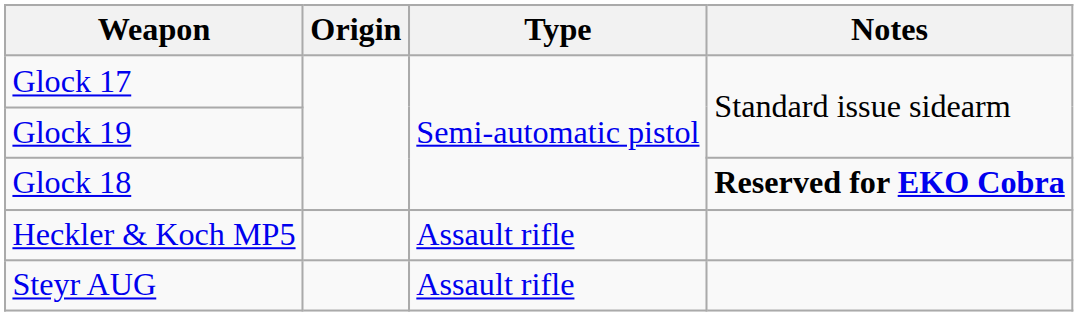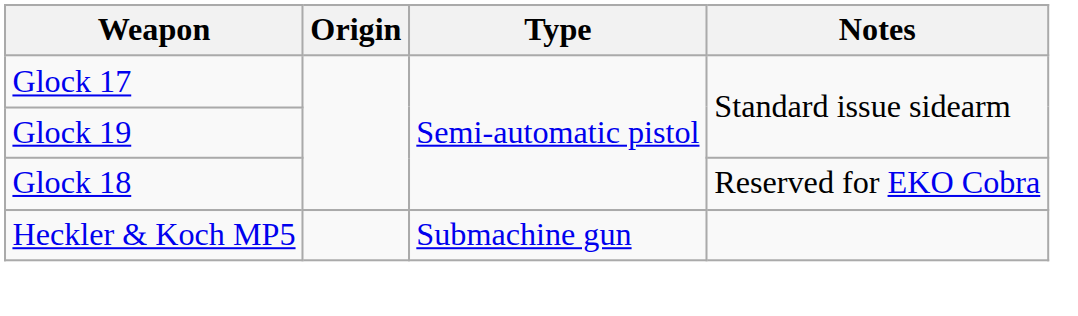(890, 183) bold -> (877, 183) normal
(495, 234) Assault rifle -> (524, 234) Submachine gun
- row: (84, 285)
